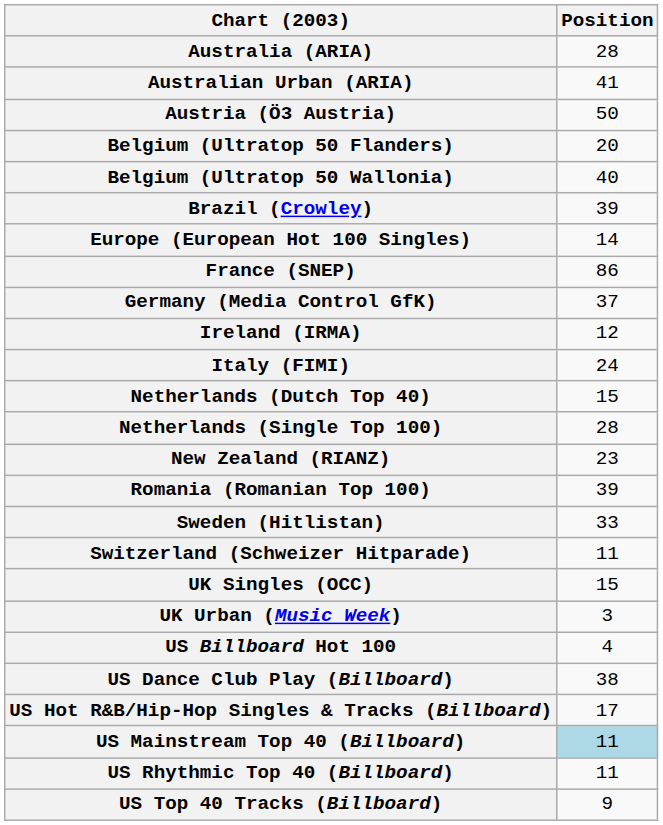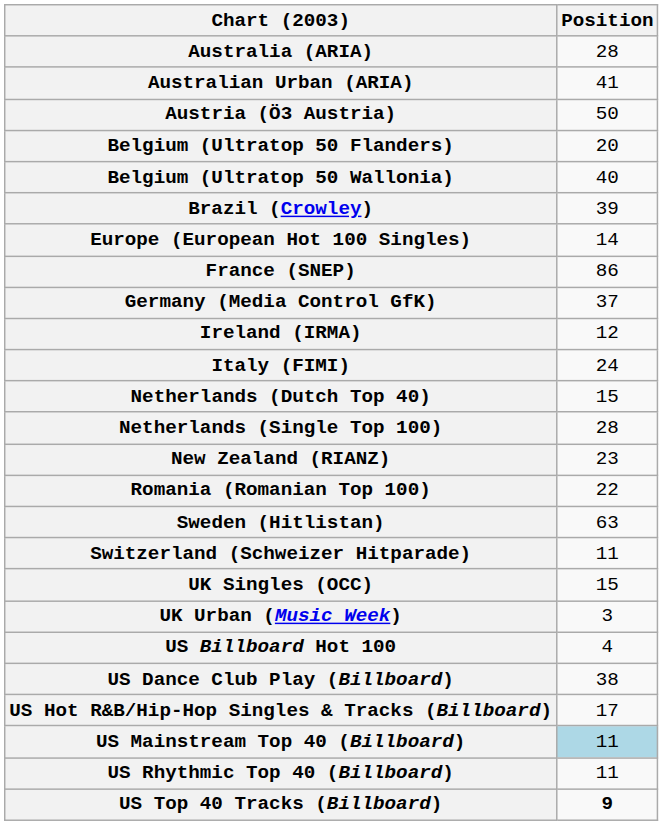(607, 491) 39 -> (607, 491) 22
(607, 522) 33 -> (607, 522) 63
(607, 804) normal -> (607, 804) bold
